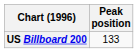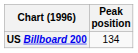(111, 39) 133 -> (111, 39) 134
